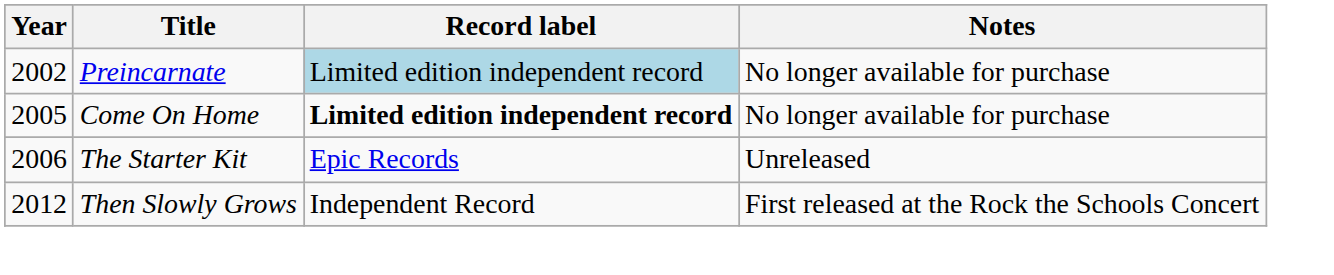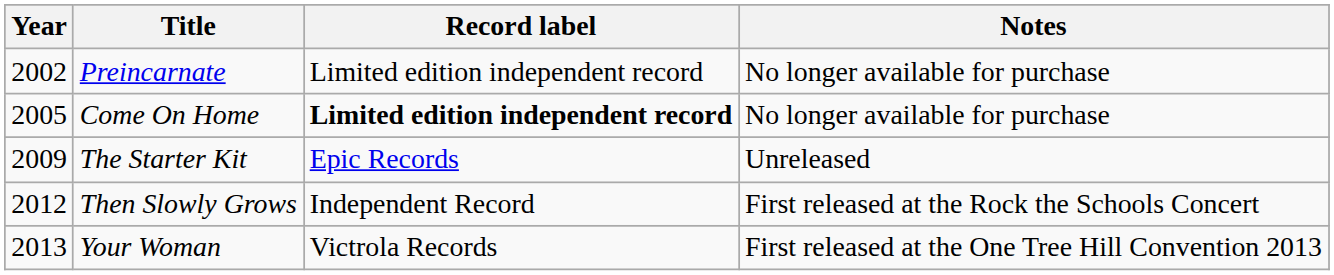(506, 70) lightblue background -> (506, 70) no background
(39, 159) 2006 -> (39, 159) 2009
+ row: (150, 247)
